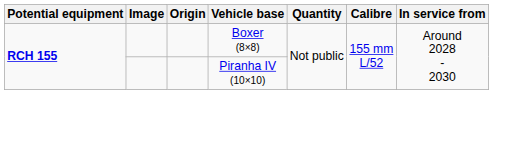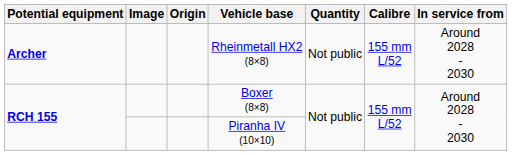+ row: (257, 53)
